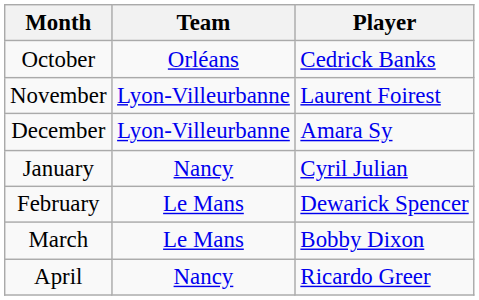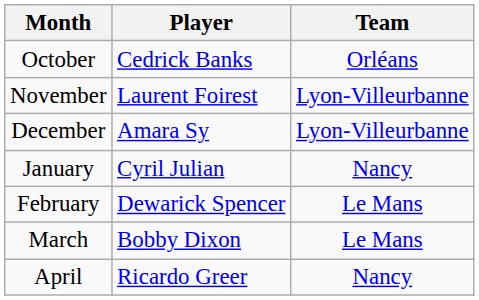columns swapped: (385, 22) <-> (203, 22)
